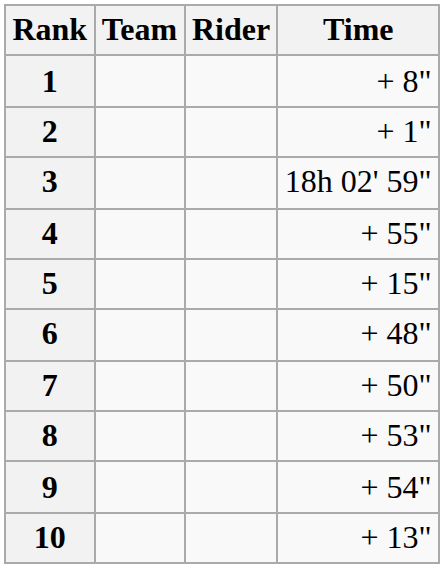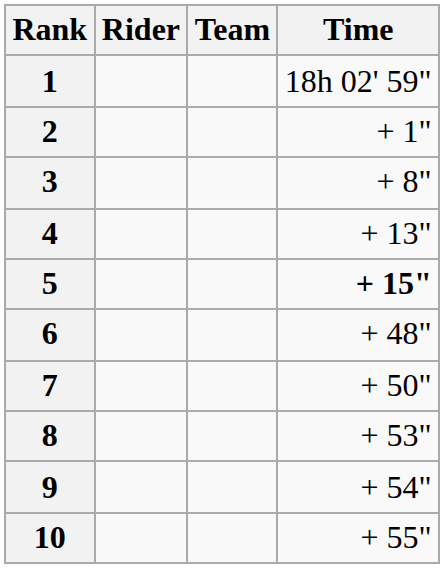columns swapped: (231, 29) <-> (139, 29)
(404, 80) + 8" -> (358, 80) 18h 02' 59"
(358, 182) 18h 02' 59" -> (404, 182) + 8"
(396, 232) + 55" -> (396, 232) + 13"
(396, 283) normal -> (394, 283) bold
(396, 537) + 13" -> (396, 537) + 55"
